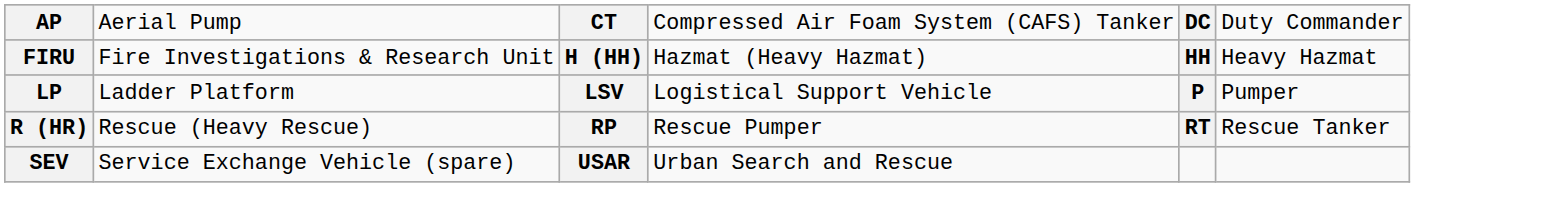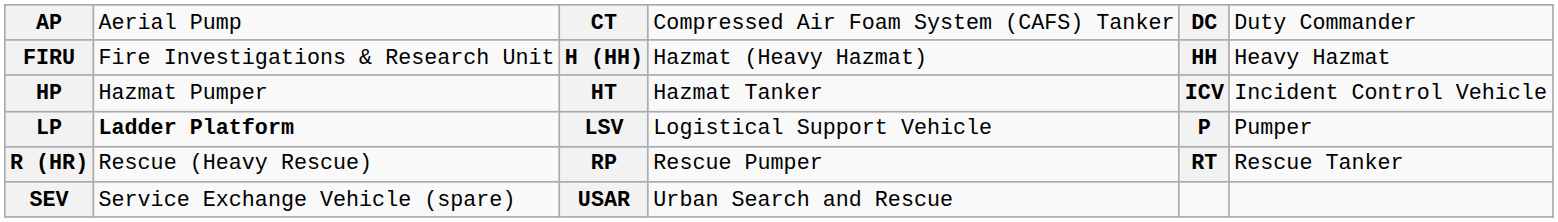+ row: (49, 93)
(196, 93) normal -> (196, 129) bold
